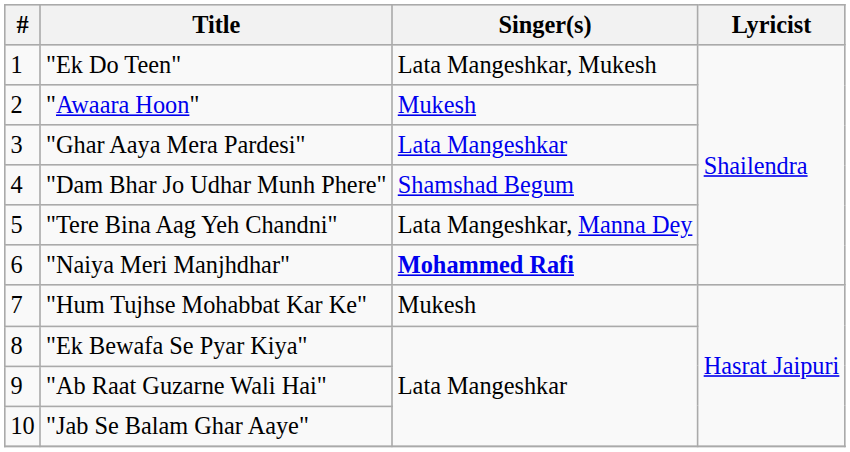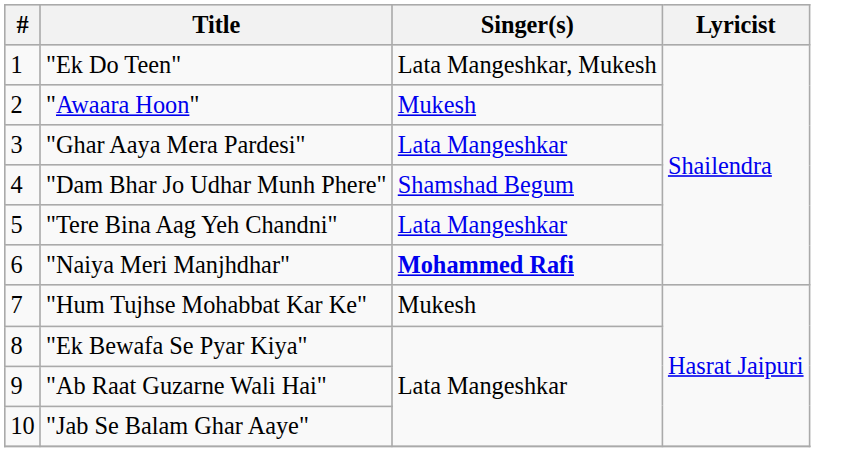(545, 225) Lata Mangeshkar, Manna Dey -> (482, 225) Lata Mangeshkar
